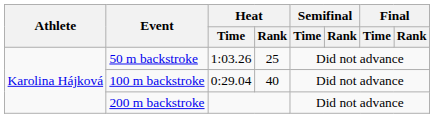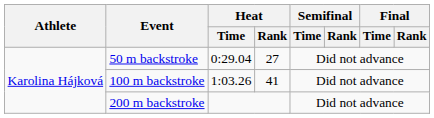(231, 58) 1:03.26 -> (231, 58) 0:29.04
(272, 58) 25 -> (272, 58) 27
(231, 81) 0:29.04 -> (231, 81) 1:03.26
(272, 81) 40 -> (272, 81) 41
